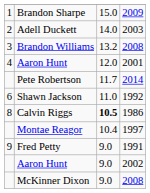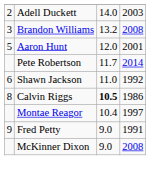- row: (51, 12)
(9, 63) 4 -> (9, 46) 5
- row: (42, 163)
